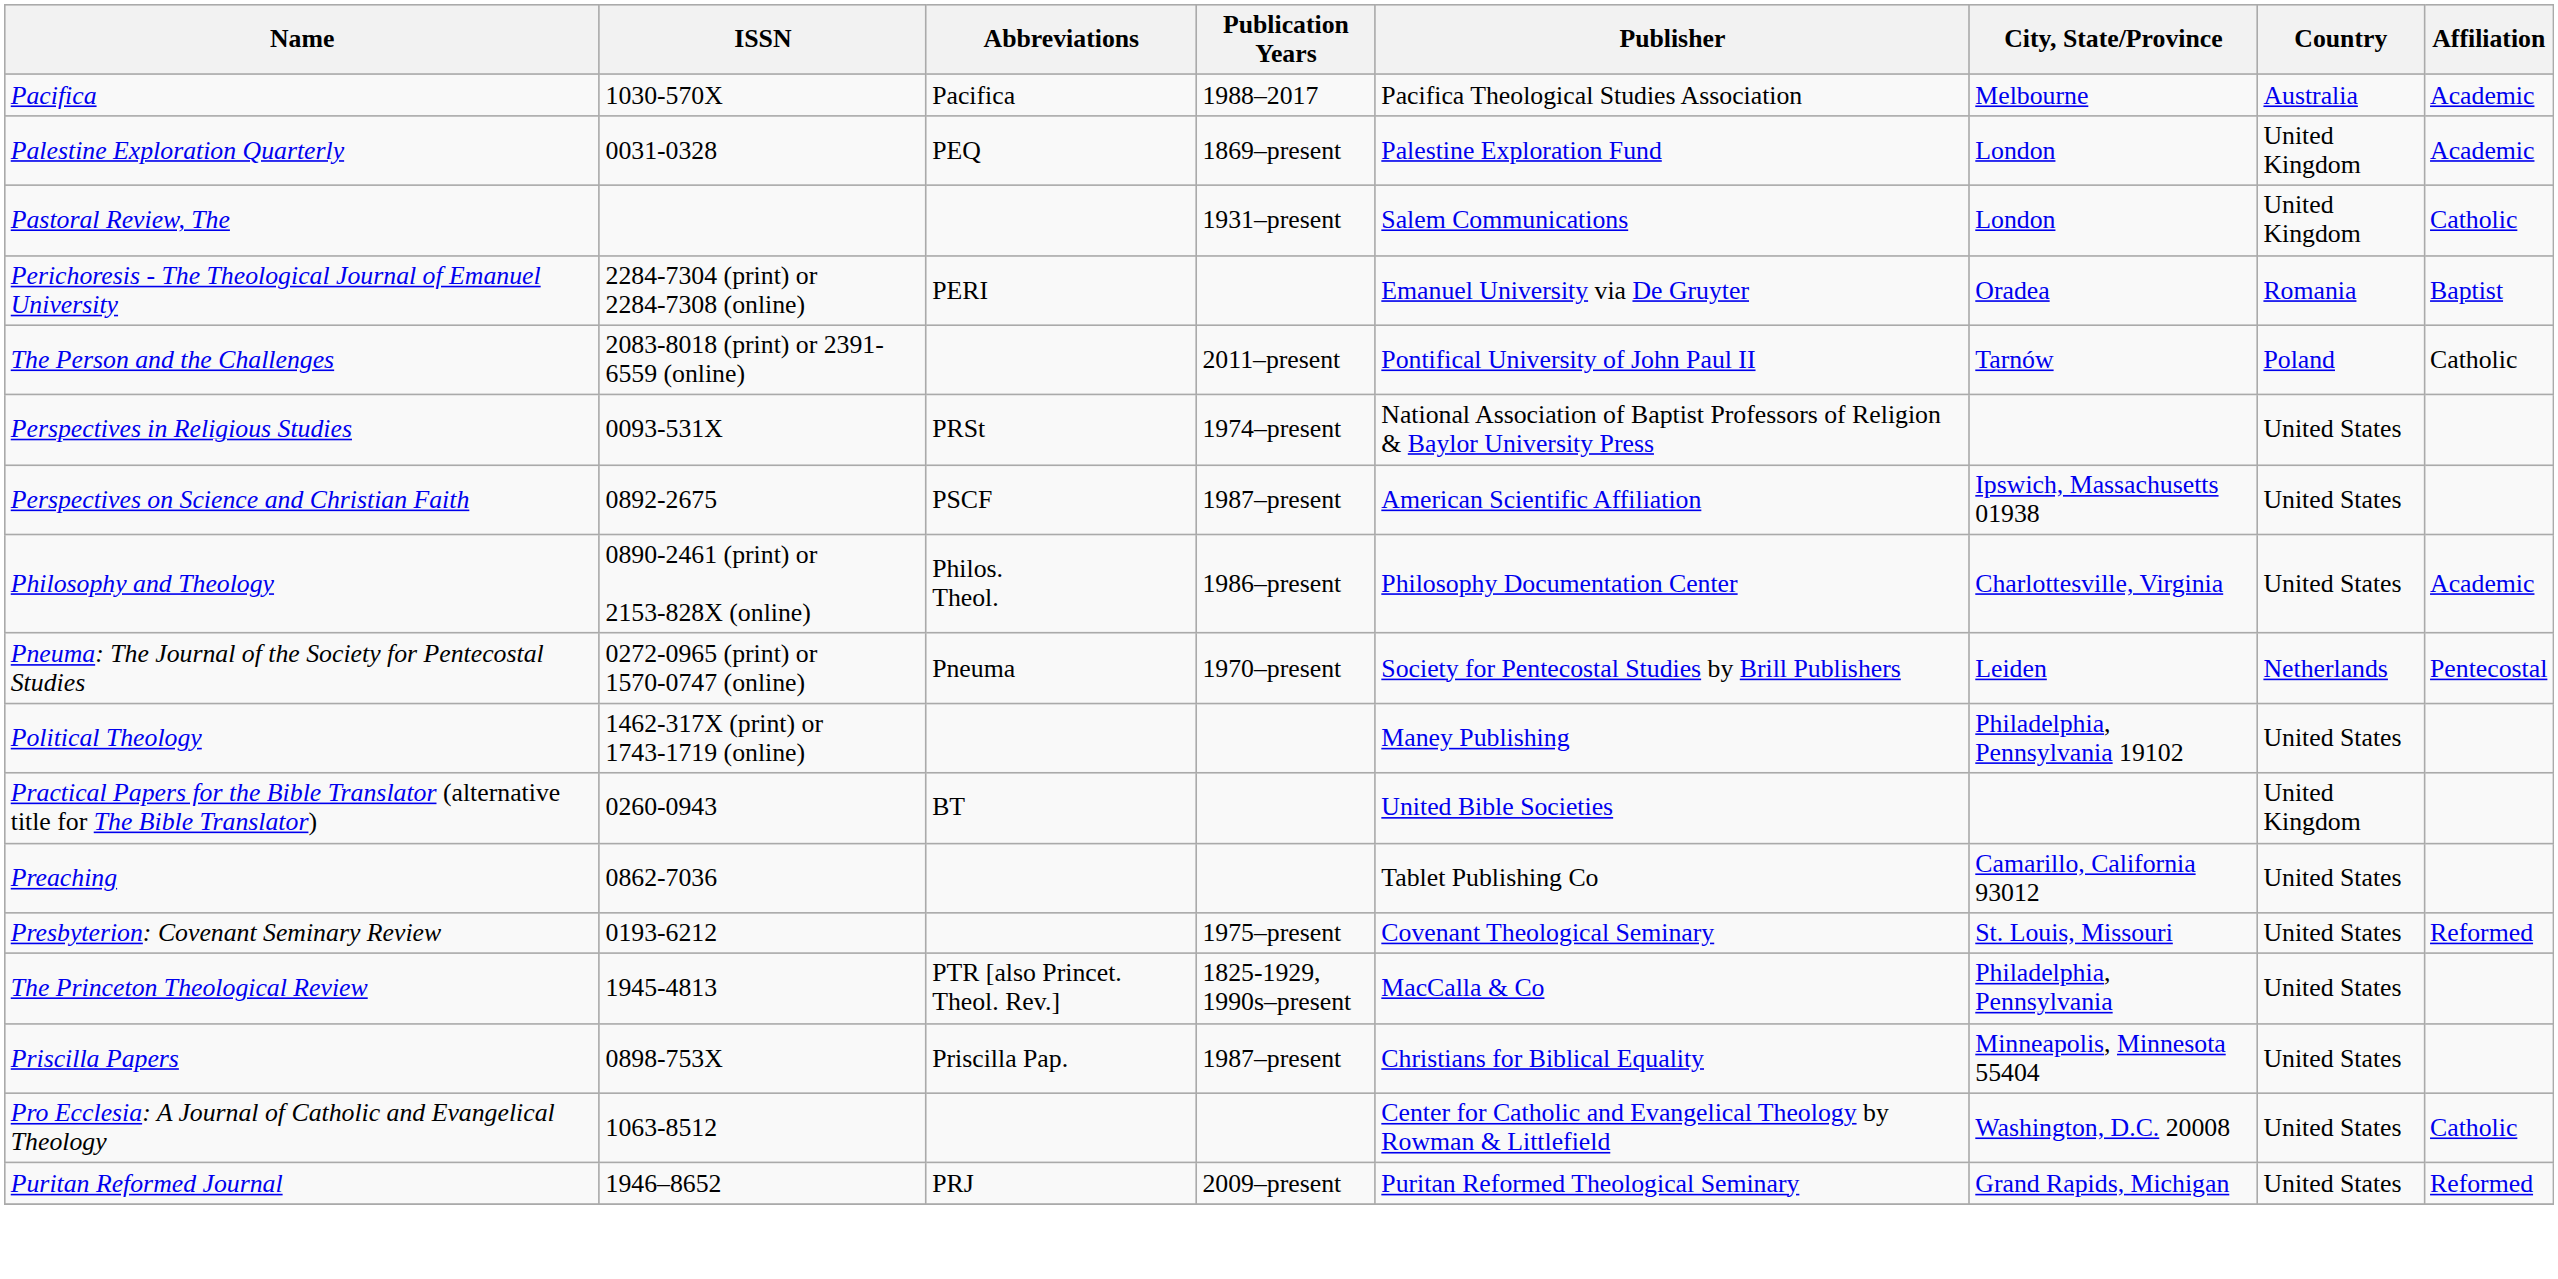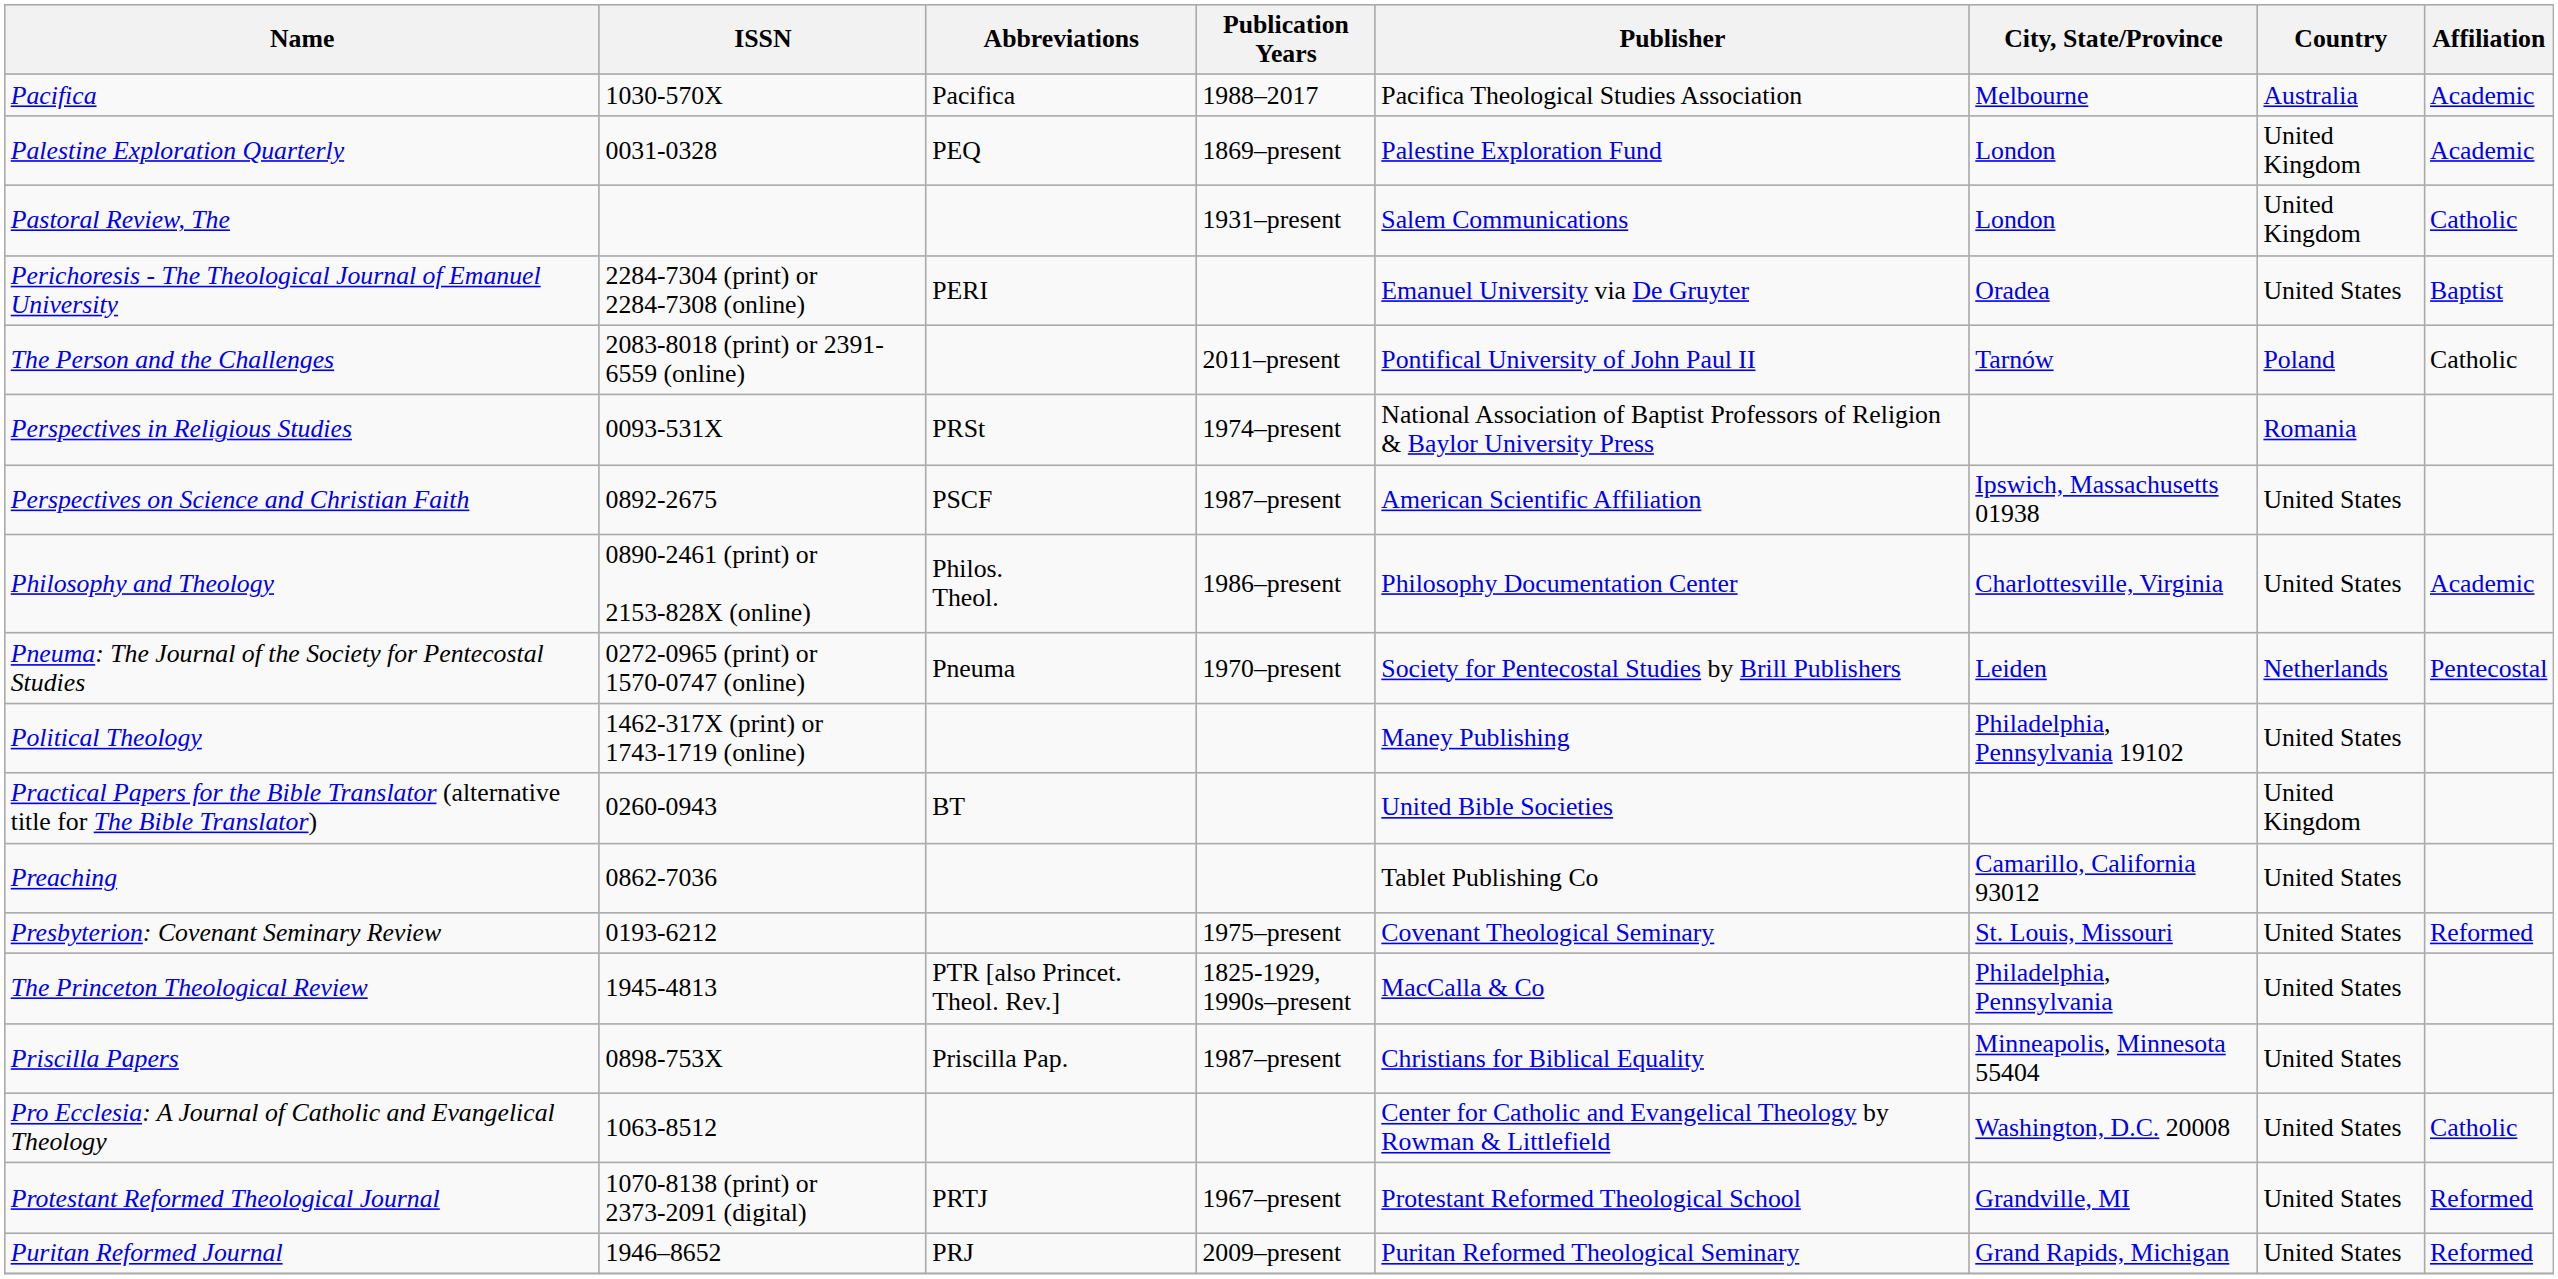(2310, 289) Romania -> (2332, 289) United States
(2332, 429) United States -> (2310, 429) Romania
+ row: (225, 1197)
